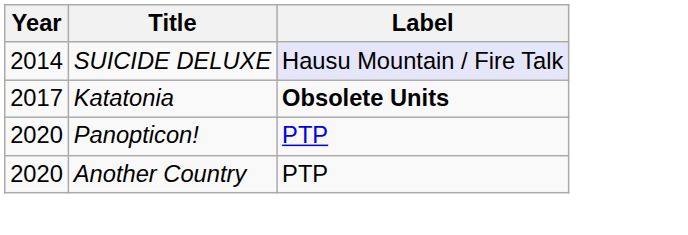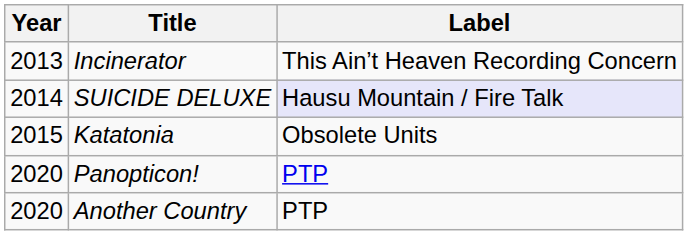+ row: (130, 60)
(37, 98) 2017 -> (37, 135) 2015
(366, 98) bold -> (360, 135) normal
